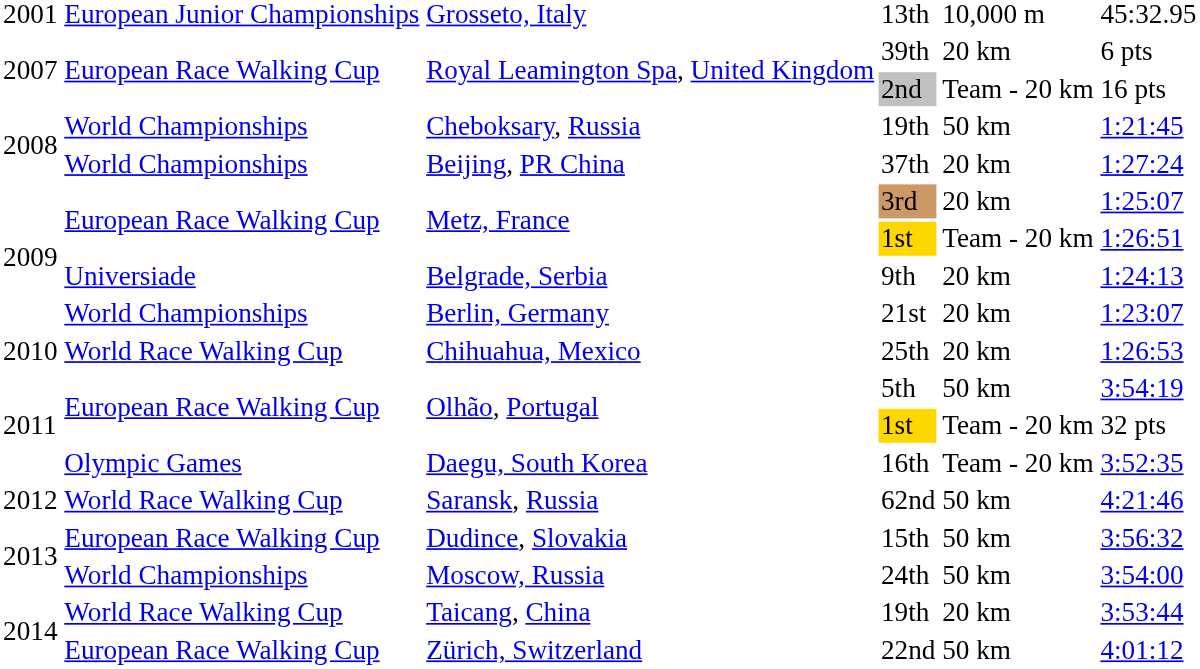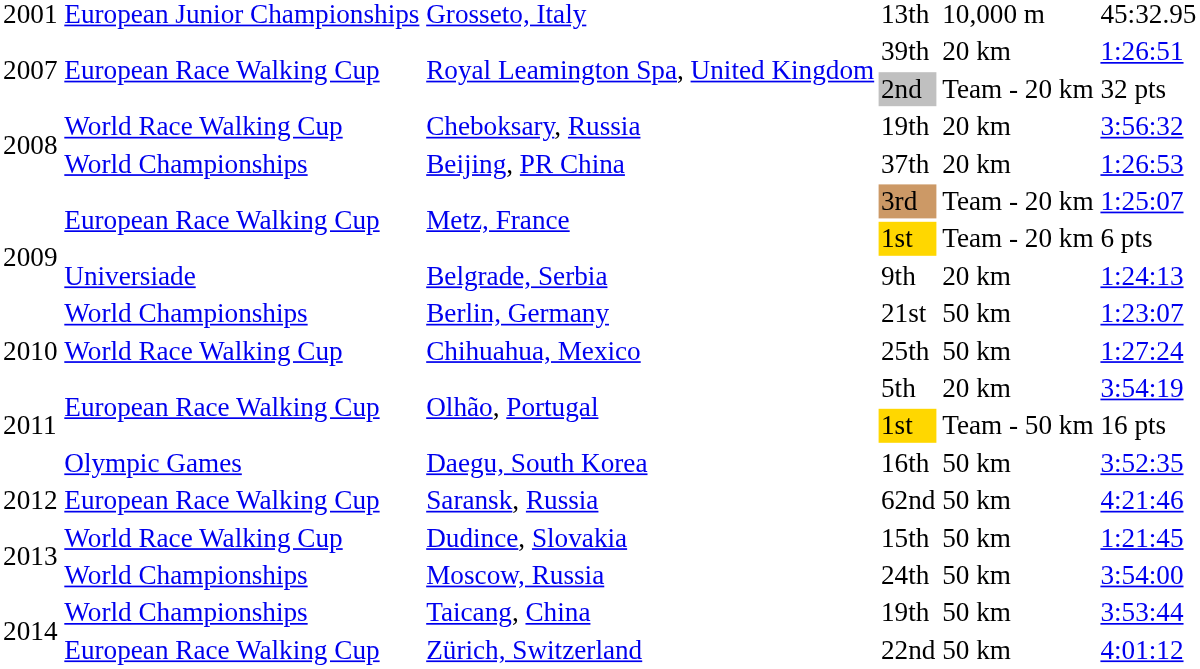(1126, 51) 6 pts -> (1142, 51) 1:26:51
(1133, 88) 16 pts -> (1133, 88) 32 pts
(186, 126) World Championships -> (204, 126) World Race Walking Cup
(977, 126) 50 km -> (977, 126) 20 km
(1142, 126) 1:21:45 -> (1142, 126) 3:56:32
(1142, 163) 1:27:24 -> (1142, 163) 1:26:53
(977, 201) 20 km -> (1018, 201) Team - 20 km
(1142, 238) 1:26:51 -> (1126, 238) 6 pts
(977, 313) 20 km -> (977, 313) 50 km
(977, 350) 20 km -> (977, 350) 50 km
(1142, 350) 1:26:53 -> (1142, 350) 1:27:24
(977, 388) 50 km -> (977, 388) 20 km
(1018, 425) Team - 20 km -> (1018, 425) Team - 50 km
(1133, 425) 32 pts -> (1133, 425) 16 pts
(1018, 462) Team - 20 km -> (977, 462) 50 km
(204, 500) World Race Walking Cup -> (222, 500) European Race Walking Cup
(222, 537) European Race Walking Cup -> (204, 537) World Race Walking Cup
(1142, 537) 3:56:32 -> (1142, 537) 1:21:45
(204, 612) World Race Walking Cup -> (186, 612) World Championships
(977, 612) 20 km -> (977, 612) 50 km
